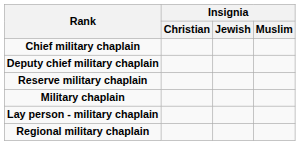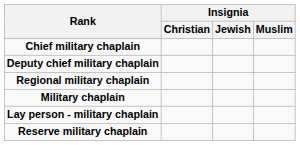rows swapped: (83, 132) <-> (83, 81)
